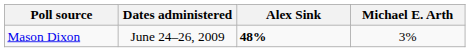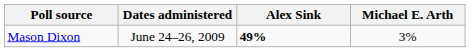(253, 36) 48% -> (253, 36) 49%
